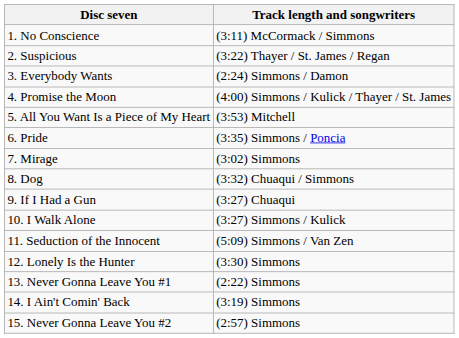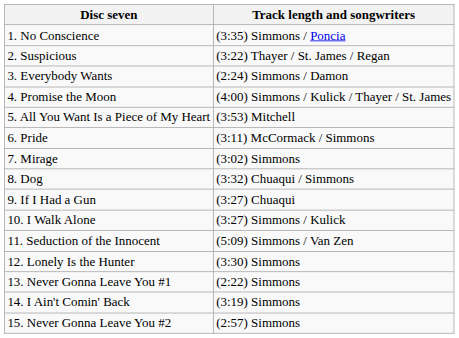(295, 35) (3:11) McCormack / Simmons -> (281, 35) (3:35) Simmons / Poncia
(281, 138) (3:35) Simmons / Poncia -> (295, 138) (3:11) McCormack / Simmons
